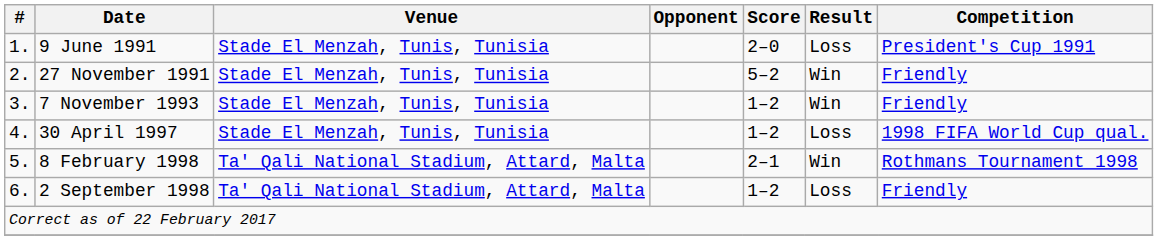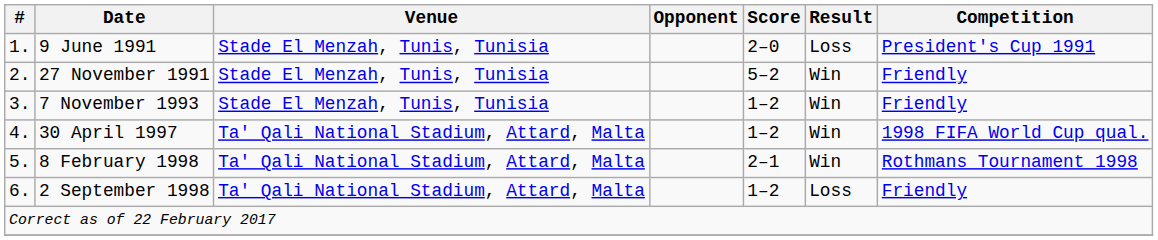(384, 134) Stade El Menzah, Tunis, Tunisia -> (432, 134) Ta' Qali National Stadium, Attard, Malta
(831, 134) Loss -> (825, 134) Win
